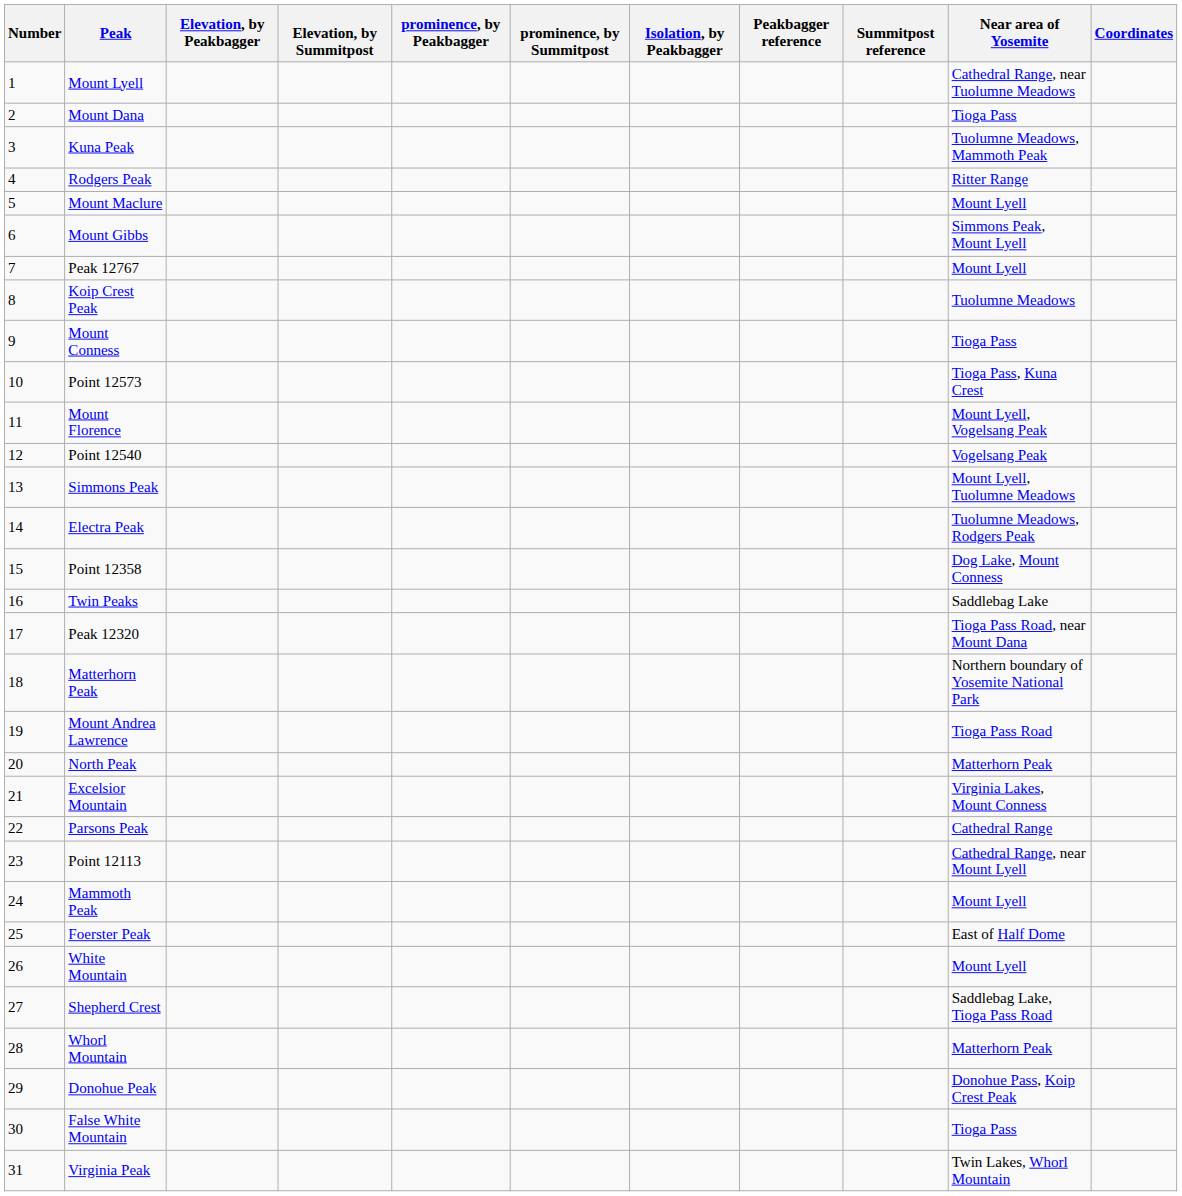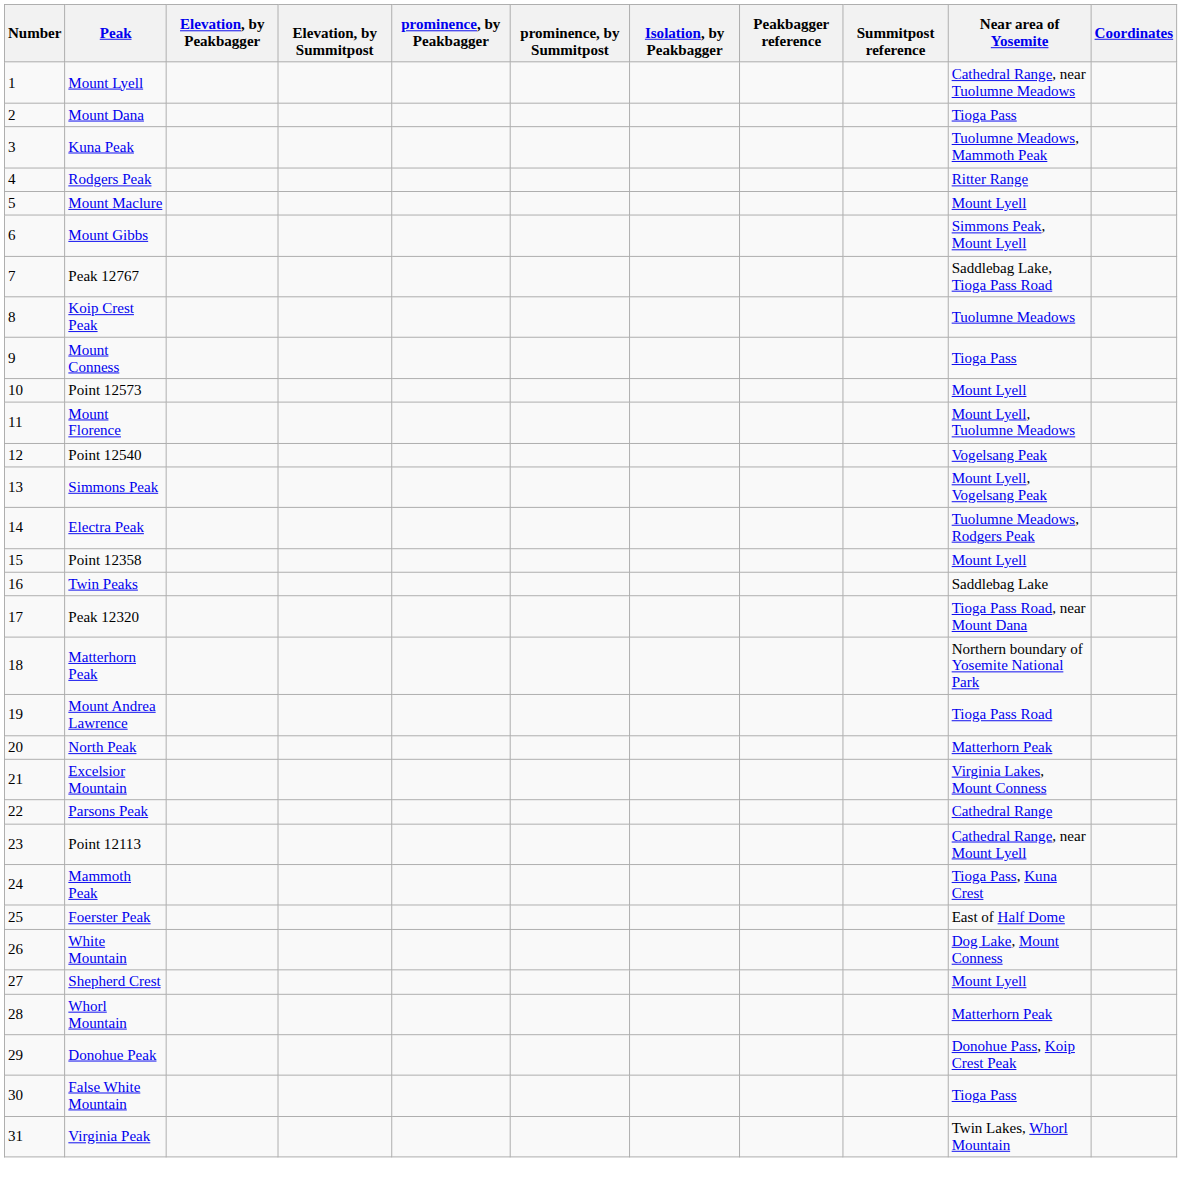(989, 267) Mount Lyell -> (1002, 276) Saddlebag Lake, Tioga Pass Road
(1004, 381) Tioga Pass, Kuna Crest -> (989, 390) Mount Lyell
(999, 422) Mount Lyell, Vogelsang Peak -> (1013, 422) Mount Lyell, Tuolumne Meadows
(1013, 487) Mount Lyell, Tuolumne Meadows -> (999, 487) Mount Lyell, Vogelsang Peak
(1005, 568) Dog Lake, Mount Conness -> (989, 560) Mount Lyell
(989, 901) Mount Lyell -> (1004, 884) Tioga Pass, Kuna Crest
(989, 966) Mount Lyell -> (1005, 949) Dog Lake, Mount Conness
(1002, 1007) Saddlebag Lake, Tioga Pass Road -> (989, 981) Mount Lyell
